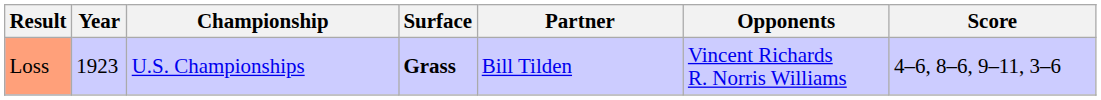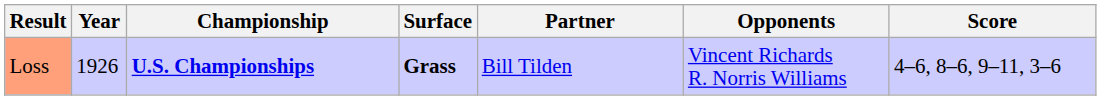(97, 66) 1923 -> (97, 66) 1926
(218, 66) normal -> (223, 66) bold
